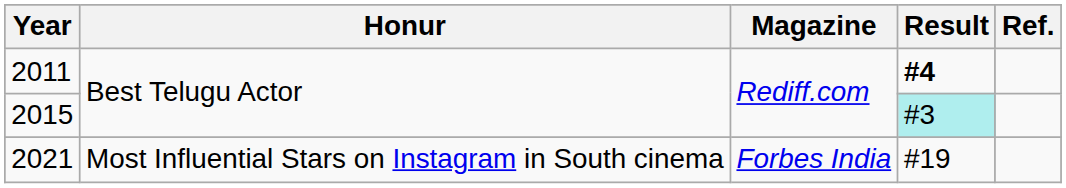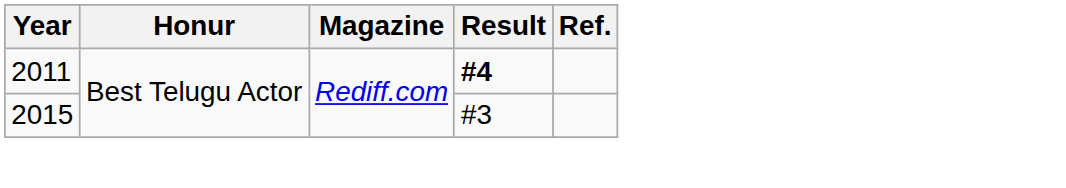(920, 114) paleturquoise background -> (476, 114) no background
- row: (42, 159)
